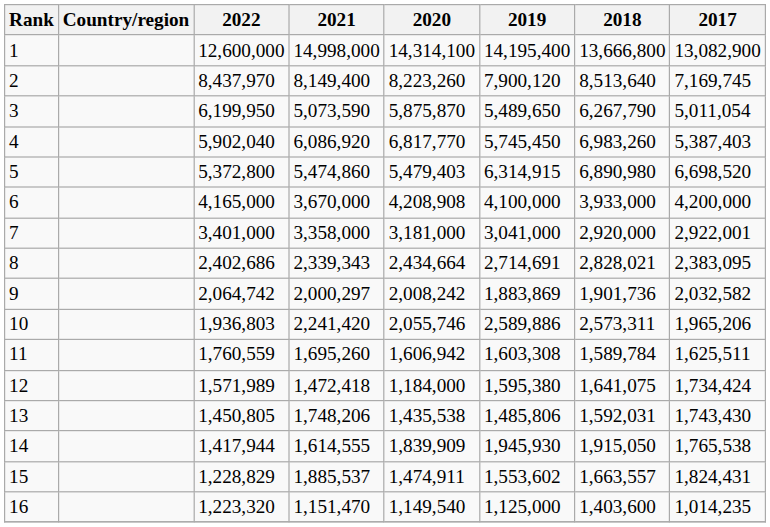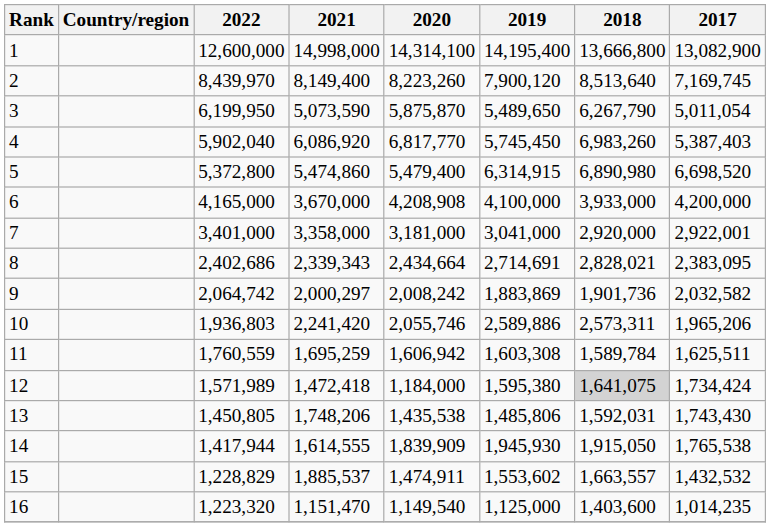(237, 80) 8,437,970 -> (237, 80) 8,439,970
(427, 171) 5,479,403 -> (427, 171) 5,479,400
(332, 354) 1,695,260 -> (332, 354) 1,695,259
(618, 385) no background -> (618, 385) lightgrey background
(713, 476) 1,824,431 -> (713, 476) 1,432,532
